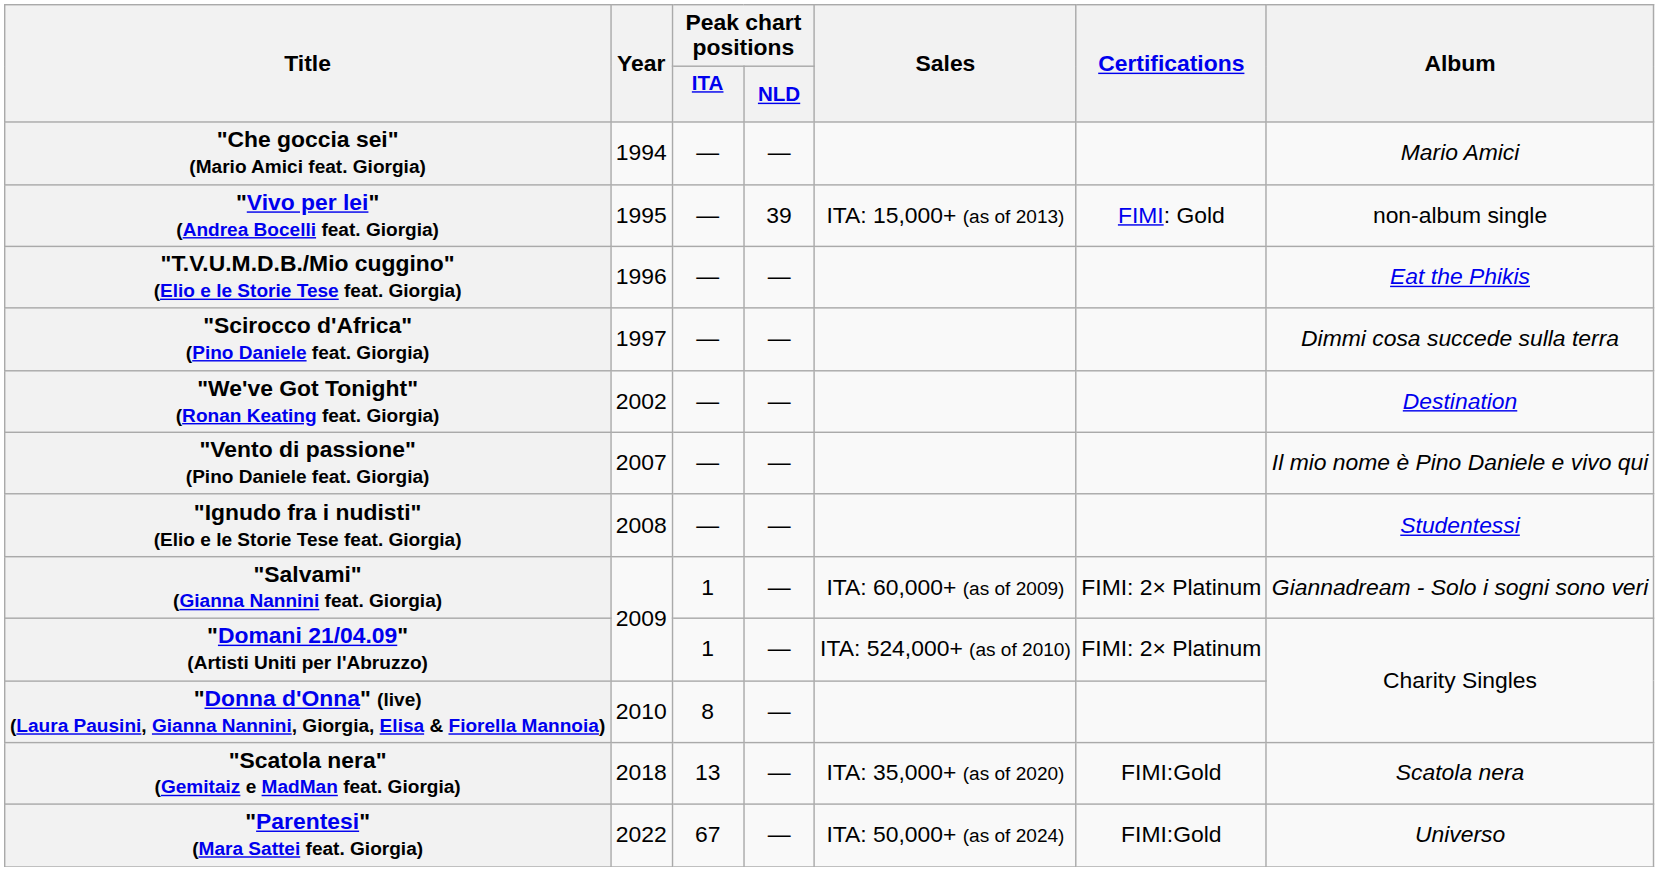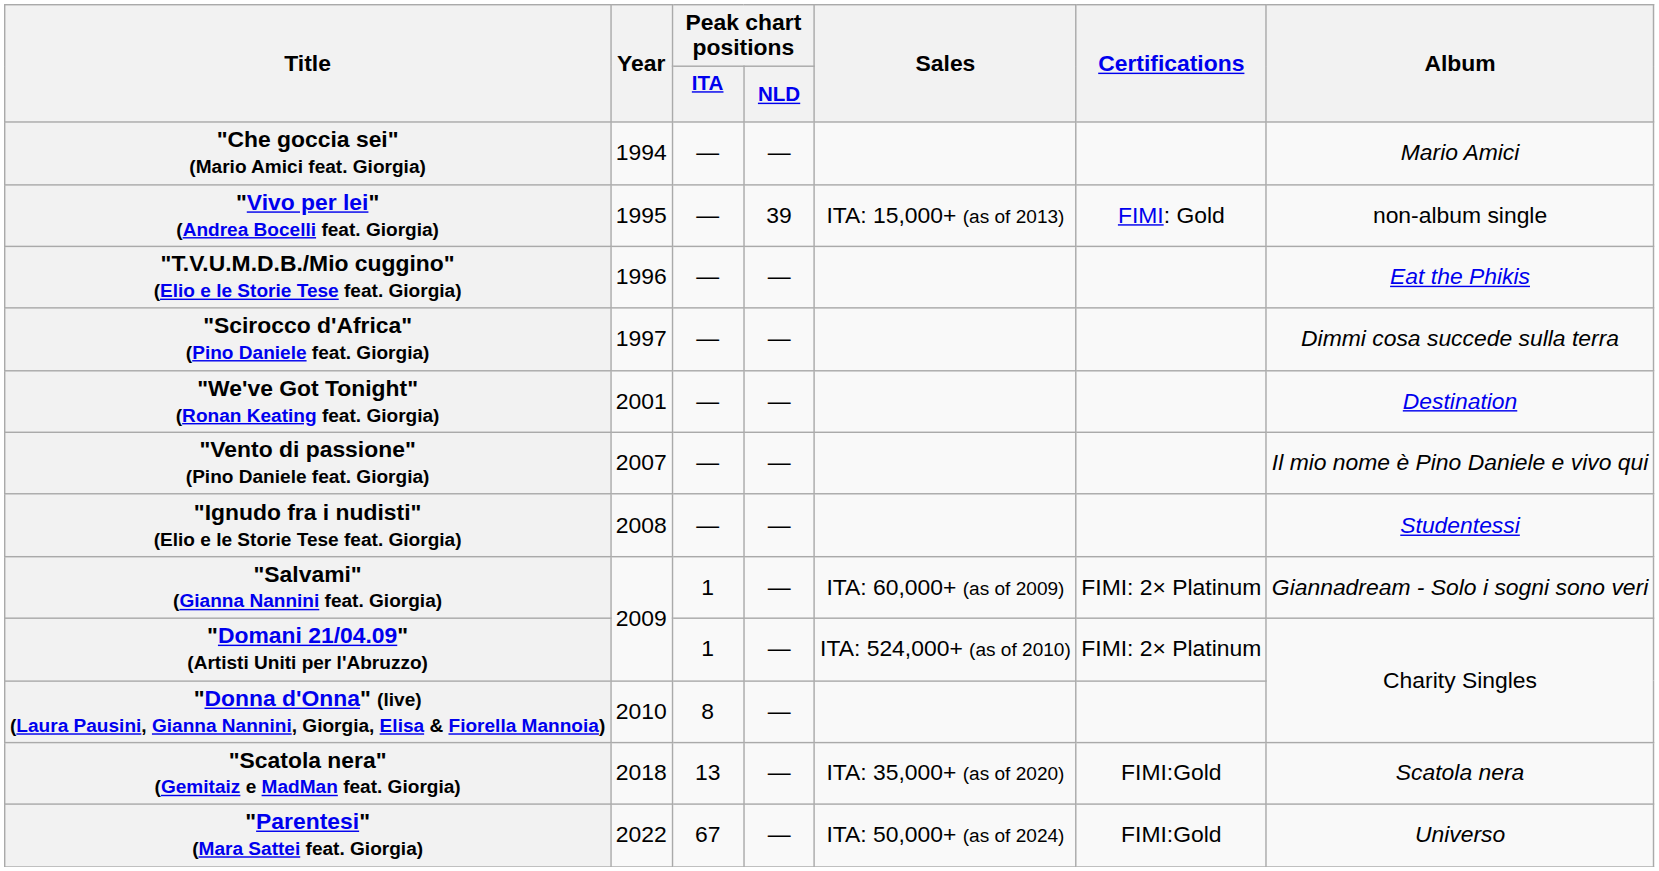(641, 401) 2002 -> (641, 401) 2001
